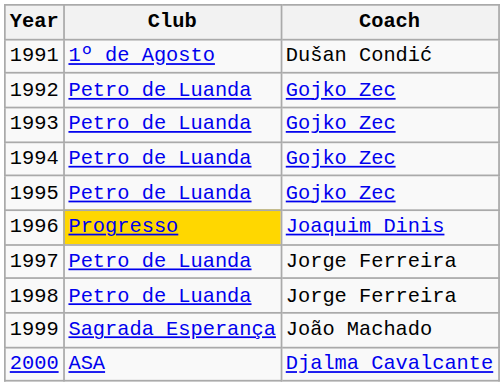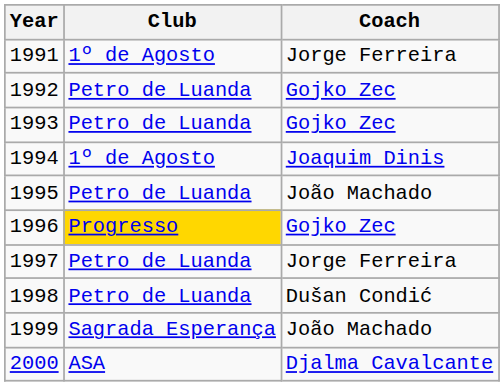(359, 56) Dušan Condić -> (371, 56) Jorge Ferreira
(160, 158) Petro de Luanda -> (142, 158) 1º de Agosto
(341, 158) Gojko Zec -> (365, 158) Joaquim Dinis
(341, 193) Gojko Zec -> (359, 193) João Machado
(365, 227) Joaquim Dinis -> (341, 227) Gojko Zec
(371, 295) Jorge Ferreira -> (359, 295) Dušan Condić
